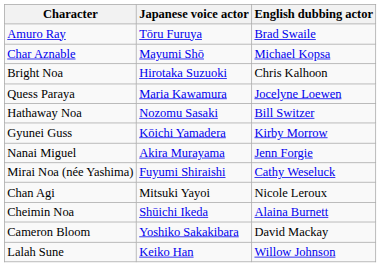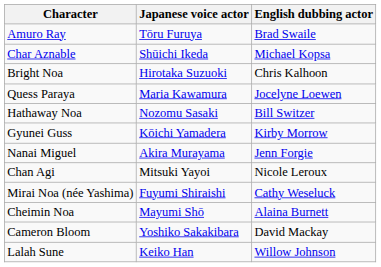(172, 53) Mayumi Shō -> (174, 53) Shūichi Ikeda
rows swapped: (31, 192) <-> (70, 172)
(174, 212) Shūichi Ikeda -> (172, 212) Mayumi Shō
